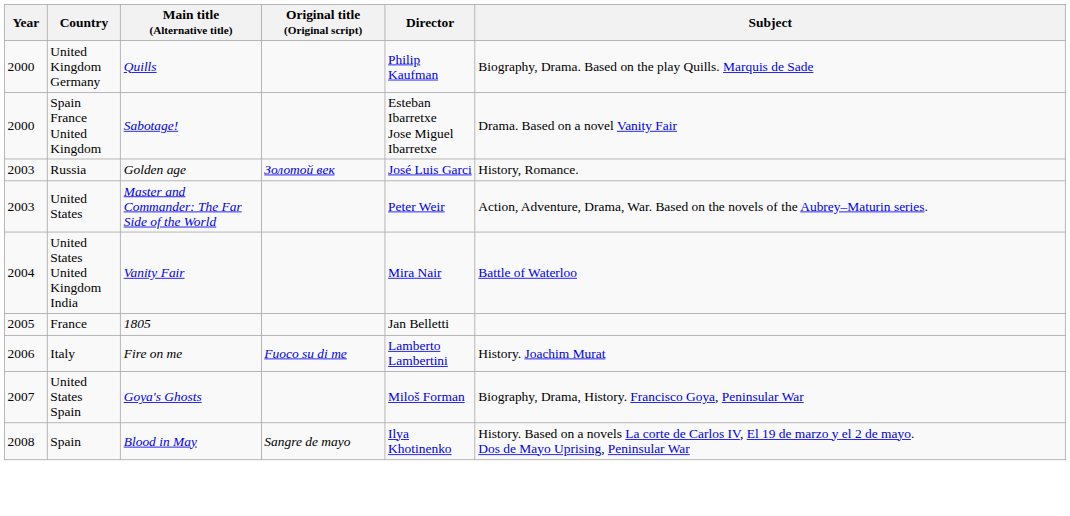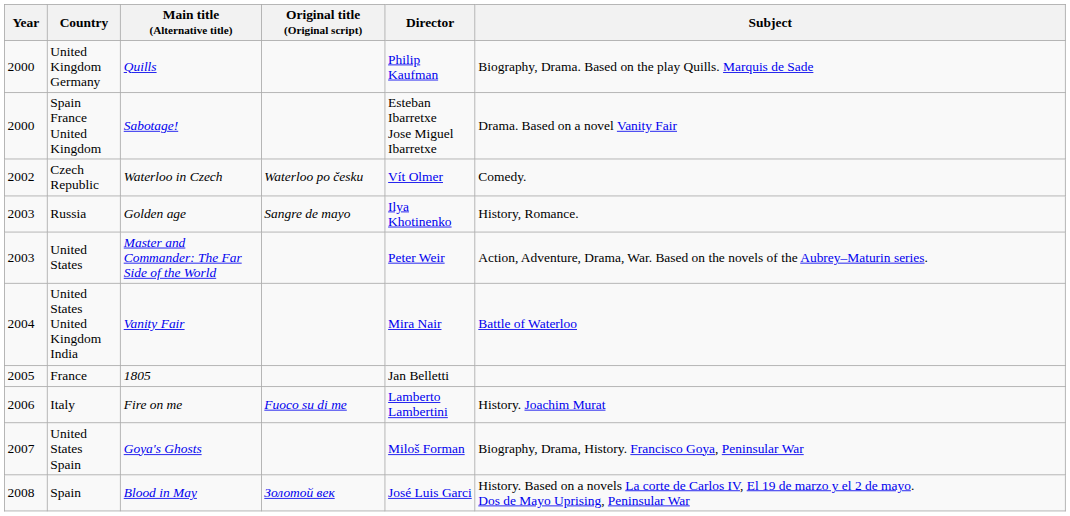+ row: (75, 177)
(300, 169) Золотой век -> (307, 213) Sangre de mayo
(430, 169) José Luis Garci -> (420, 213) Ilya Khotinenko
(307, 441) Sangre de mayo -> (300, 492) Золотой век
(420, 441) Ilya Khotinenko -> (430, 492) José Luis Garci
